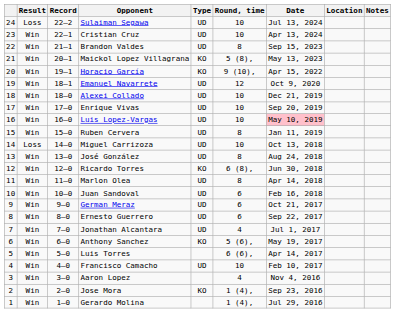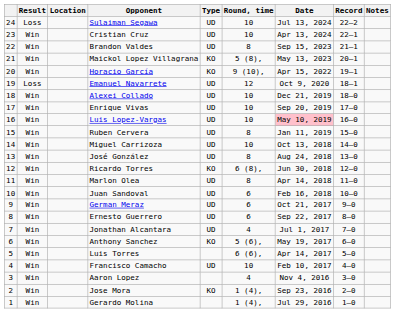columns swapped: (63, 11) <-> (344, 11)
(32, 84) Win -> (32, 84) Loss
(32, 145) Loss -> (32, 145) Win
